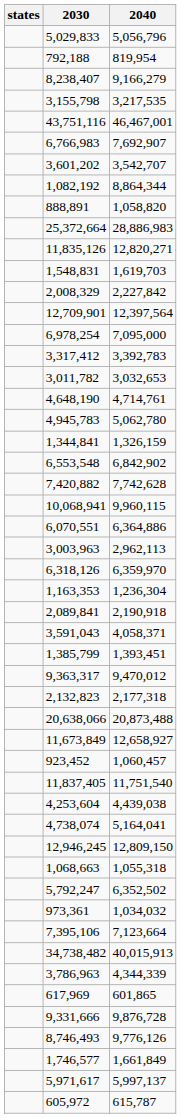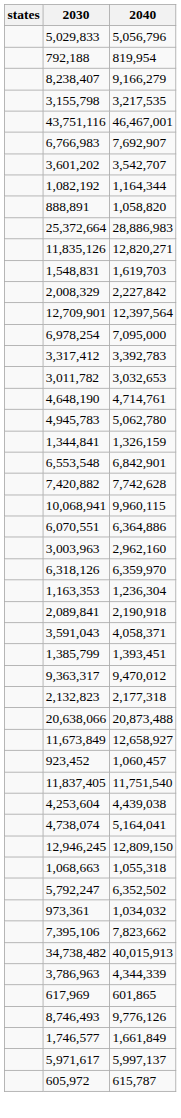(139, 185) 8,864,344 -> (139, 185) 1,164,344
(139, 462) 6,842,902 -> (139, 462) 6,842,901
(139, 548) 2,962,113 -> (139, 548) 2,962,160
(139, 931) 7,123,664 -> (139, 931) 7,823,662
- row: (73, 1016)
